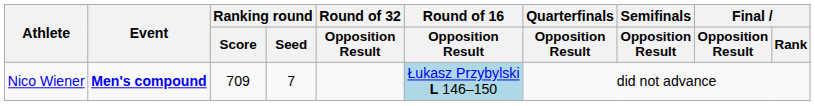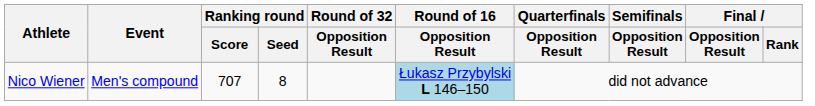(149, 82) bold -> (145, 82) normal
(238, 82) 709 -> (230, 82) 707
(291, 82) 7 -> (283, 82) 8
